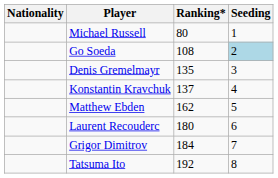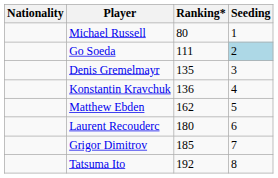(185, 51) 108 -> (185, 51) 111
(185, 88) 137 -> (185, 88) 136
(185, 145) 184 -> (185, 145) 185
